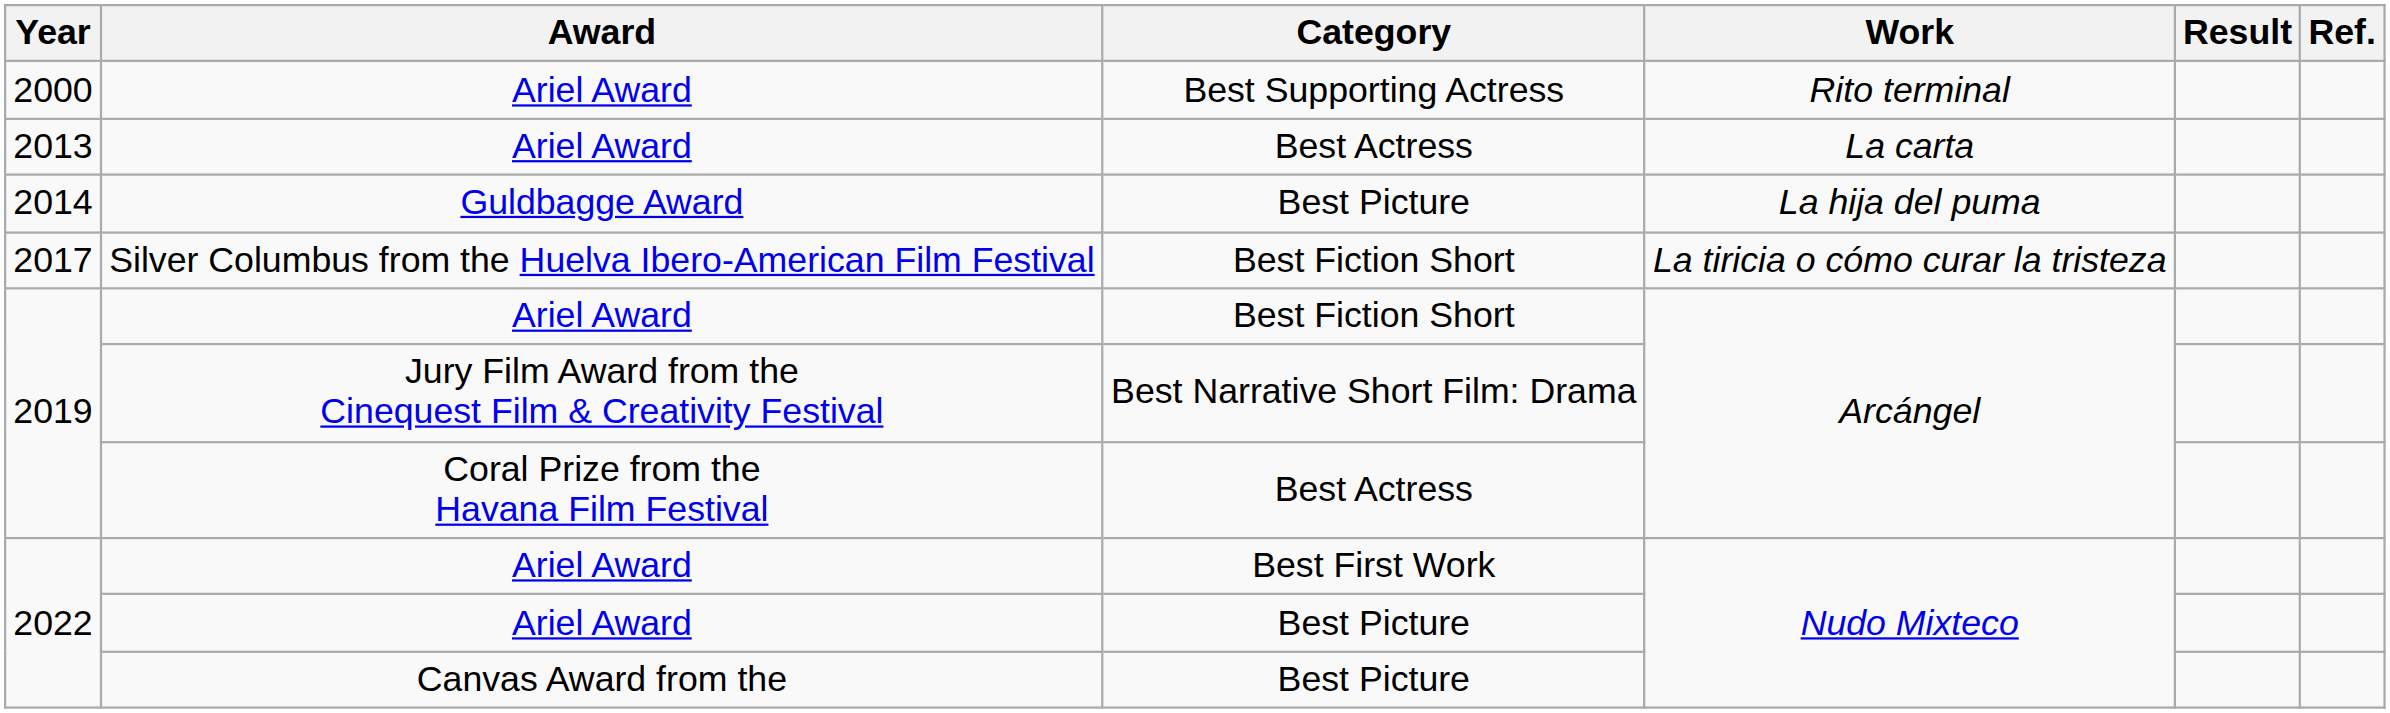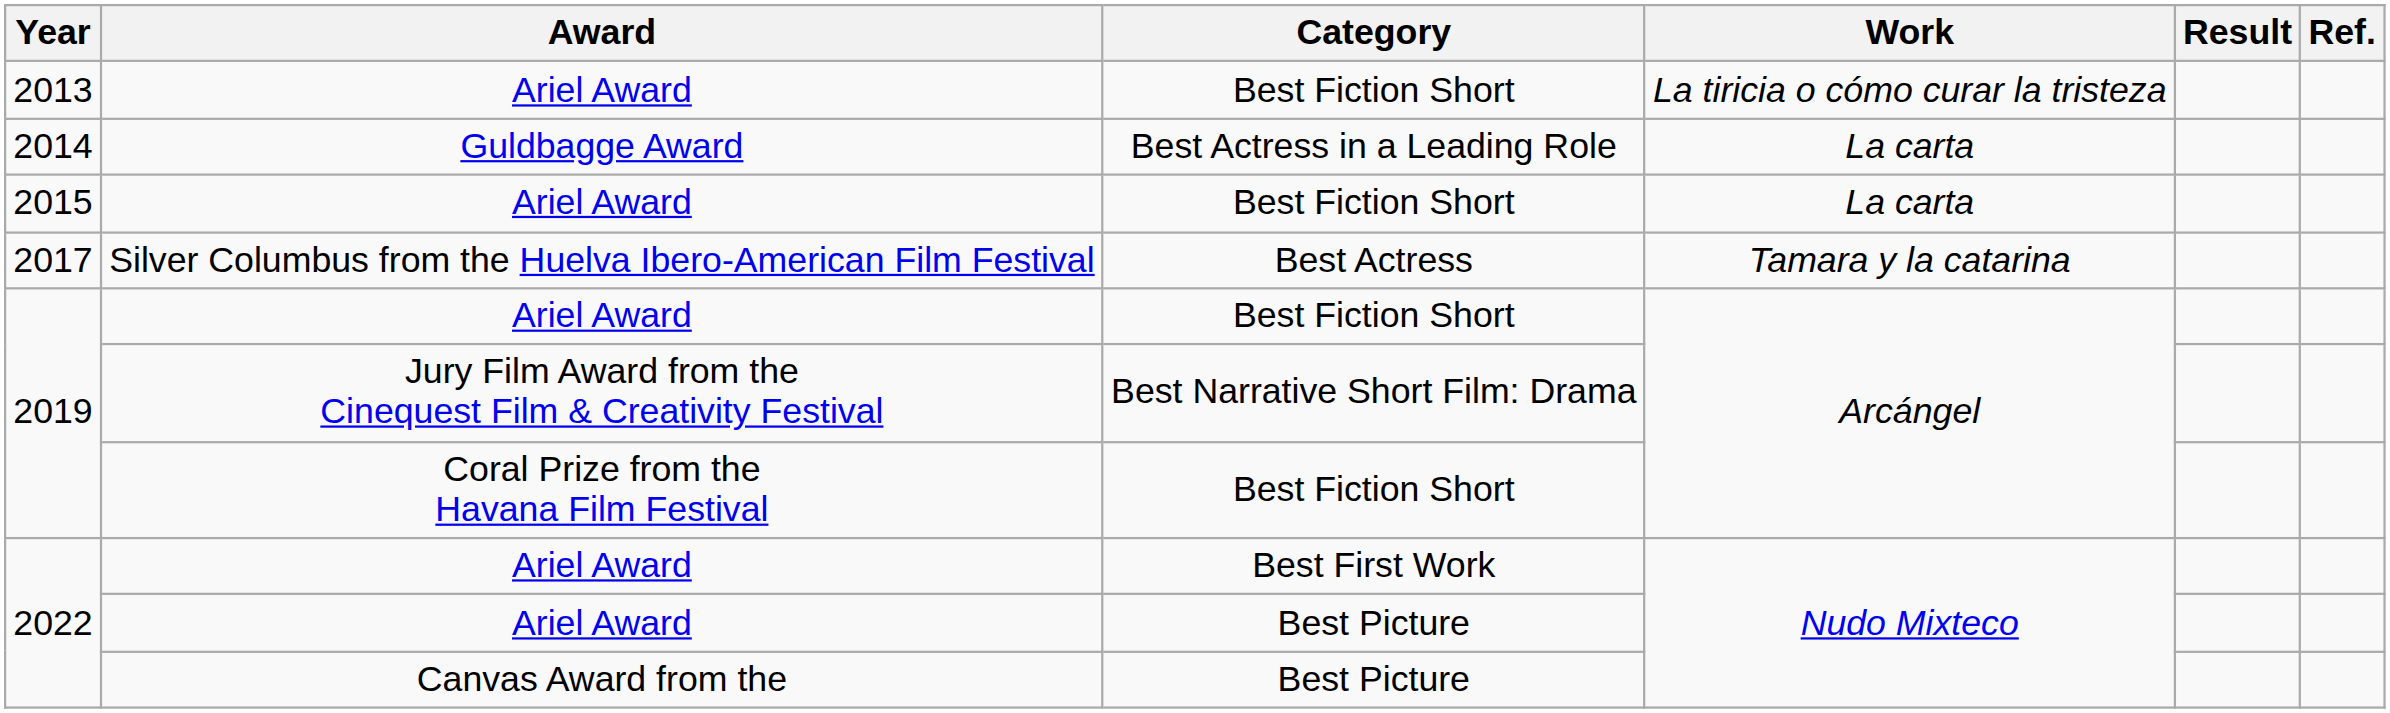- row: (53, 89)
(1374, 145) Best Actress -> (1374, 89) Best Fiction Short
(1910, 145) La carta -> (1910, 89) La tiricia o cómo curar la tristeza
(1374, 202) Best Picture -> (1374, 145) Best Actress in a Leading Role
(1910, 202) La hija del puma -> (1910, 145) La carta
+ row: (53, 202)
(1374, 259) Best Fiction Short -> (1374, 259) Best Actress
(1910, 259) La tiricia o cómo curar la tristeza -> (1910, 259) Tamara y la catarina
(1374, 489) Best Actress -> (1374, 489) Best Fiction Short
